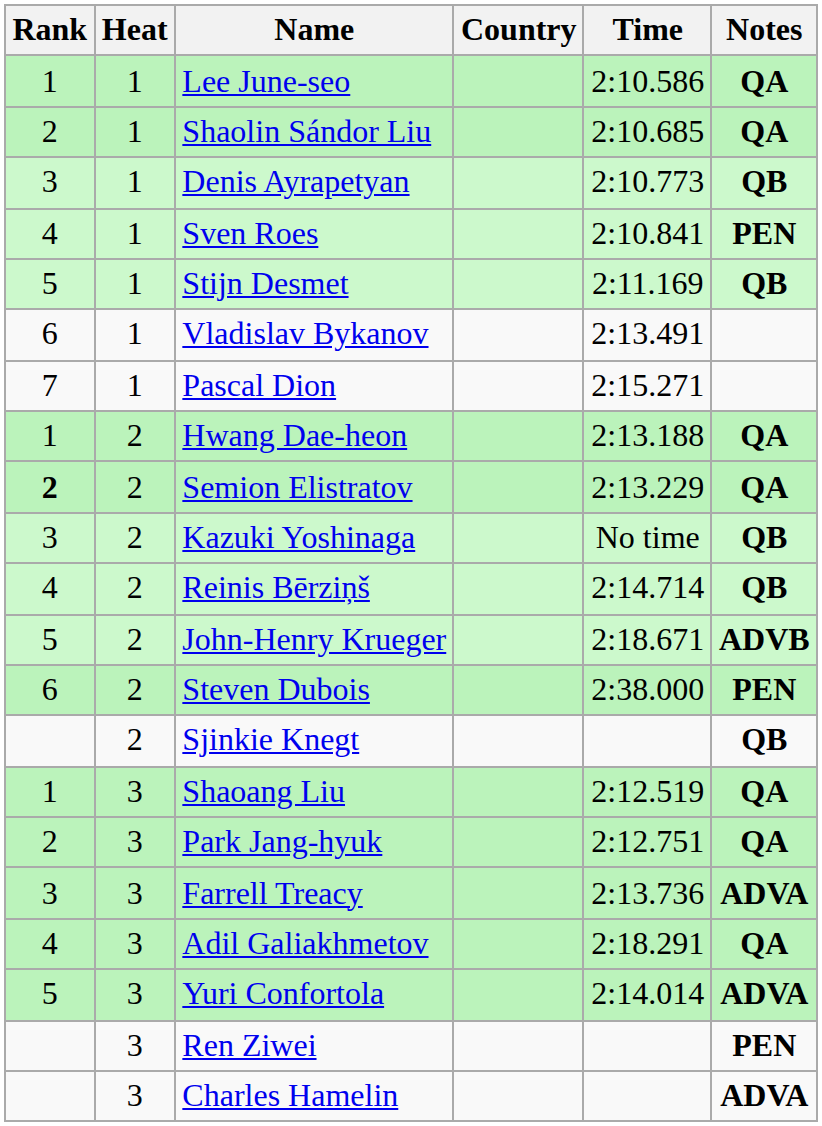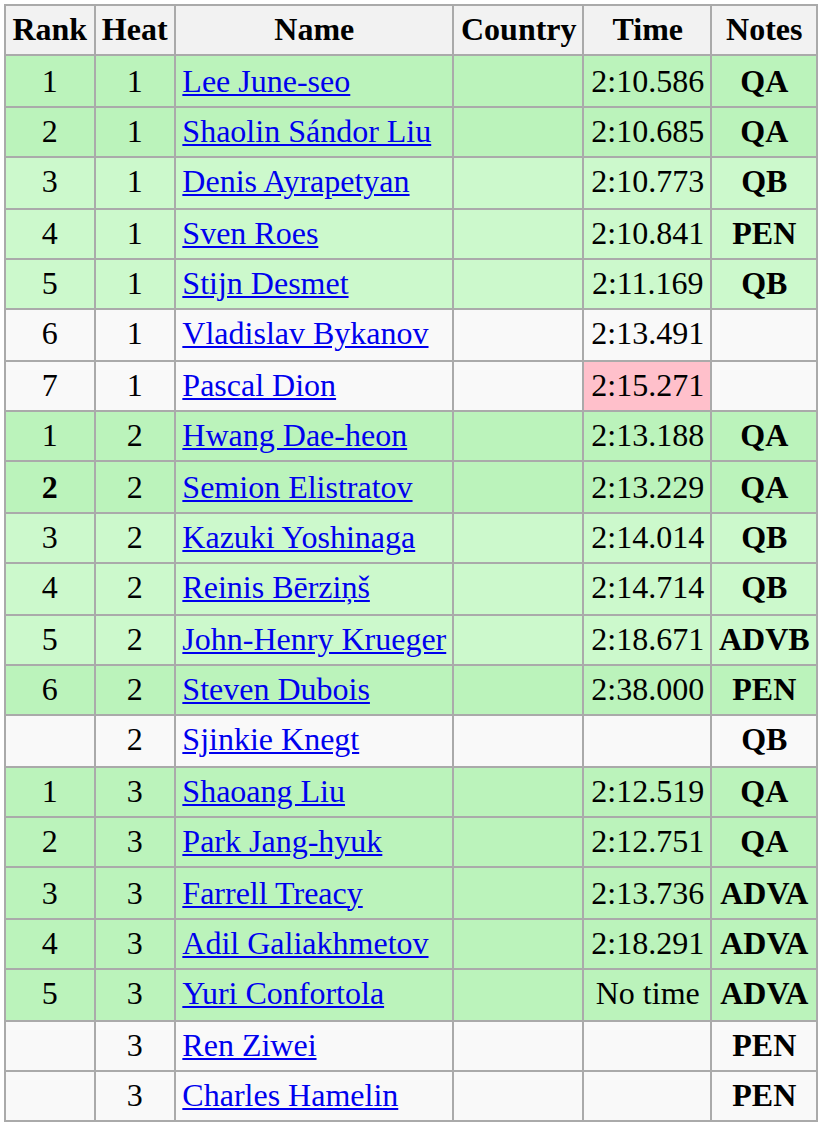(648, 385) no background -> (648, 385) pink background
(648, 537) No time -> (648, 537) 2:14.014
(764, 943) QA -> (764, 943) ADVA
(648, 994) 2:14.014 -> (648, 994) No time
(764, 1095) ADVA -> (764, 1095) PEN
